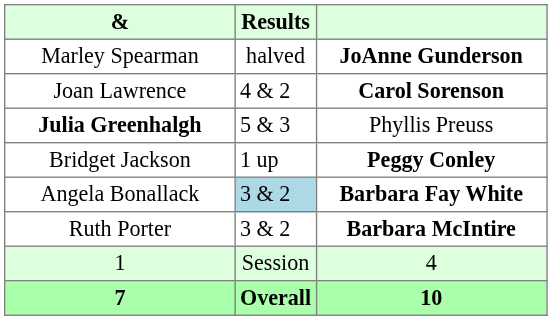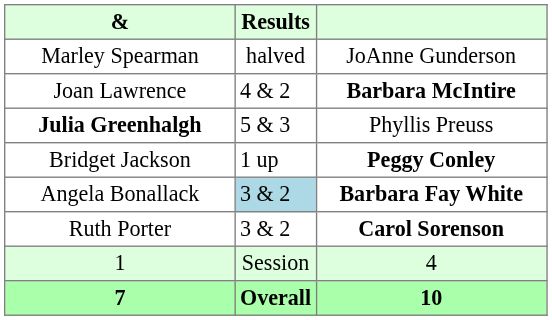(431, 56) bold -> (431, 56) normal
(431, 90) Carol Sorenson -> (431, 90) Barbara McIntire
(431, 228) Barbara McIntire -> (431, 228) Carol Sorenson
